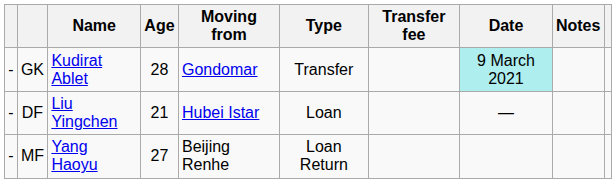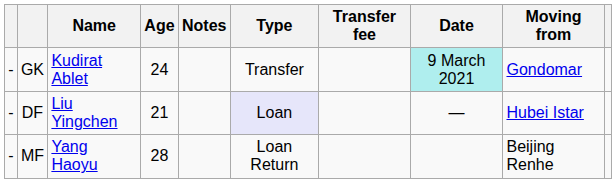columns swapped: (229, 26) <-> (578, 26)
(159, 69) 28 -> (159, 69) 24
(324, 112) no background -> (274, 112) lavender background
(159, 156) 27 -> (159, 156) 28
